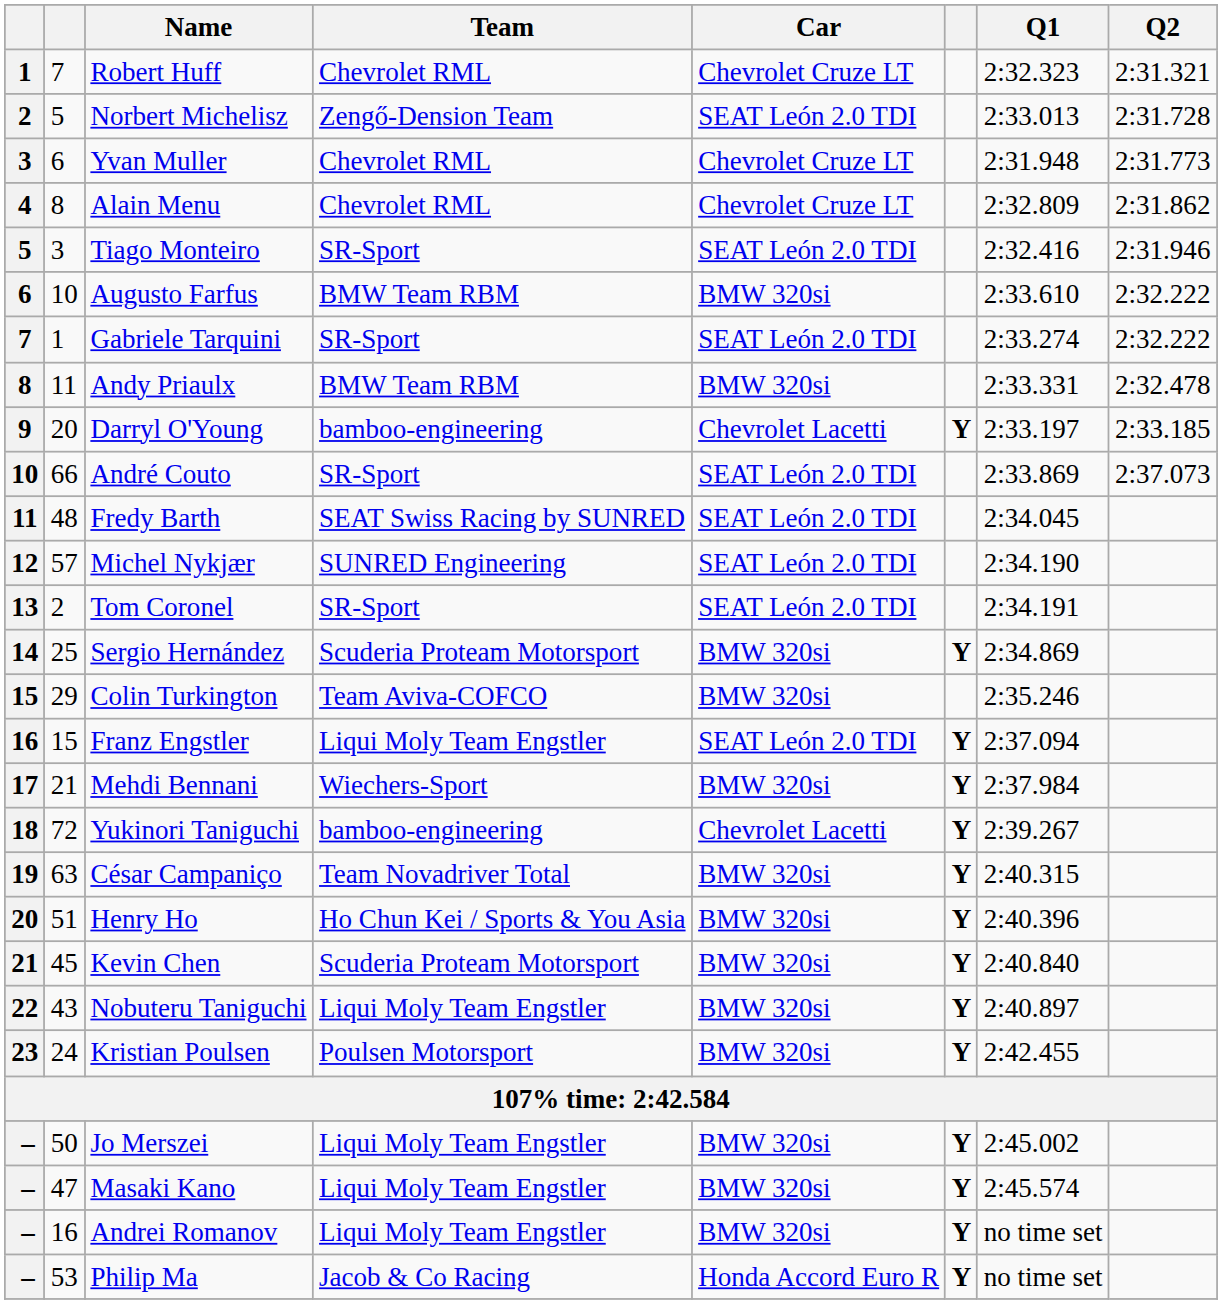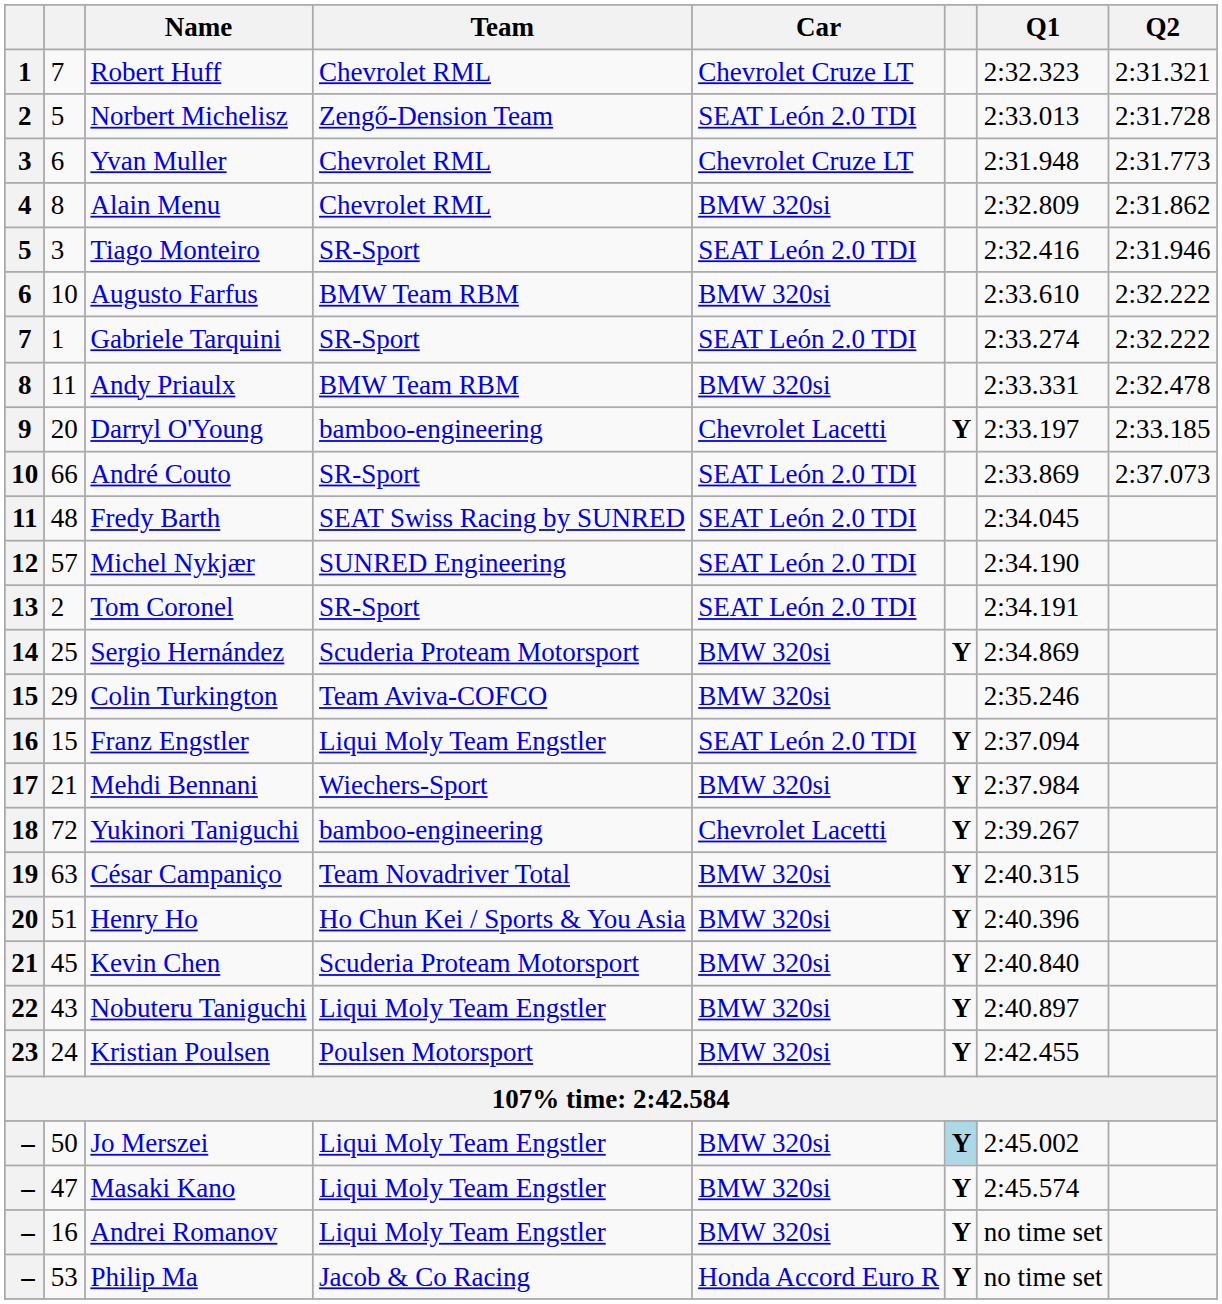(806, 205) Chevrolet Cruze LT -> (764, 205) BMW 320si
(961, 1142) no background -> (961, 1142) lightblue background
